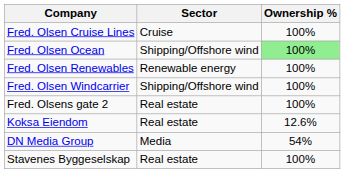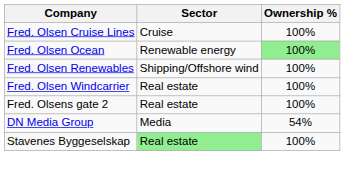(199, 50) Shipping/Offshore wind -> (188, 50) Renewable energy
(188, 68) Renewable energy -> (199, 68) Shipping/Offshore wind
(199, 86) Shipping/Offshore wind -> (169, 86) Real estate
- row: (47, 123)
(169, 159) no background -> (169, 141) lightgreen background
